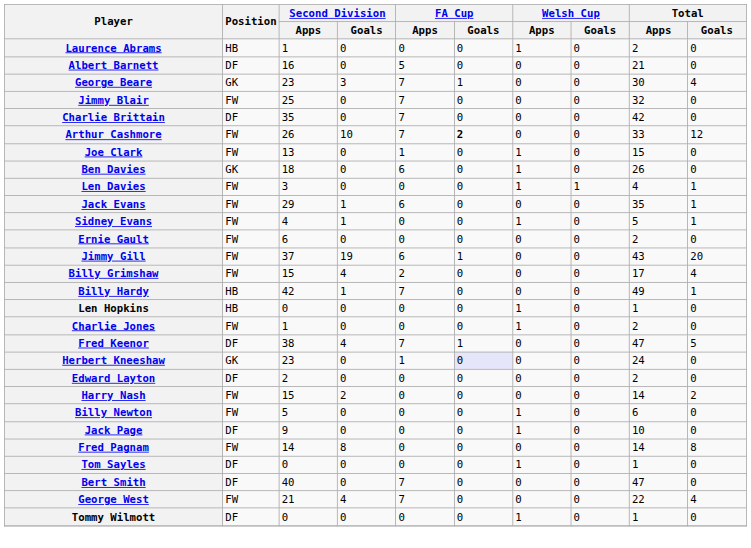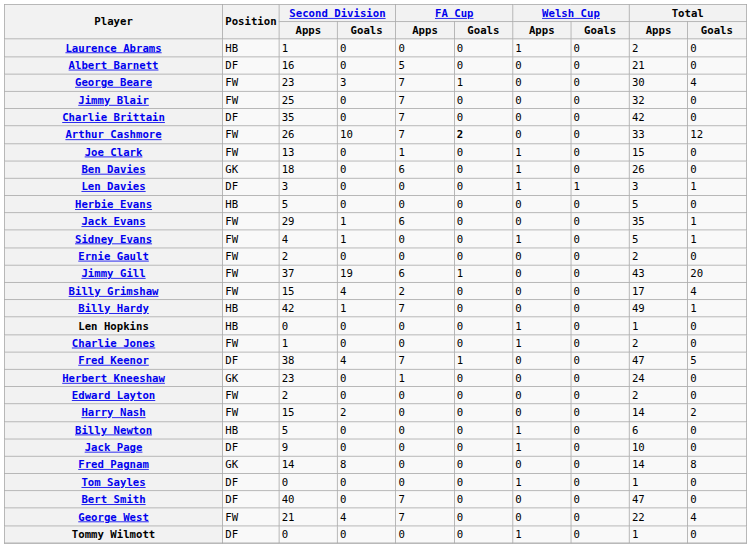(232, 83) GK -> (232, 83) FW
(232, 187) FW -> (232, 187) DF
(635, 187) 4 -> (635, 187) 3
+ row: (114, 204)
(285, 239) 6 -> (285, 256) 2
(460, 361) lavender background -> (460, 378) no background
(232, 378) DF -> (232, 395) FW
(232, 413) FW -> (232, 430) HB
(232, 447) FW -> (232, 465) GK
